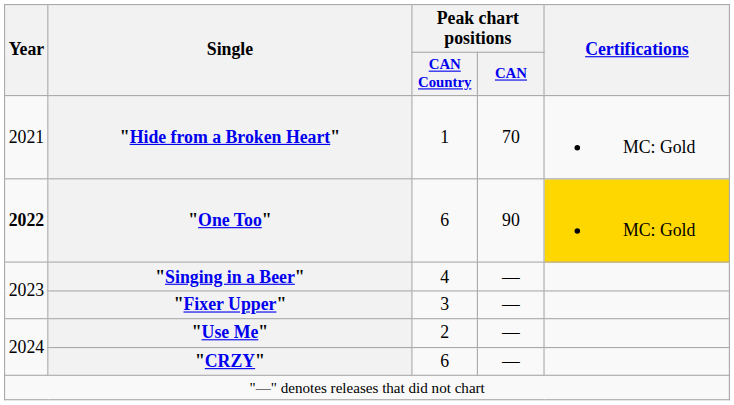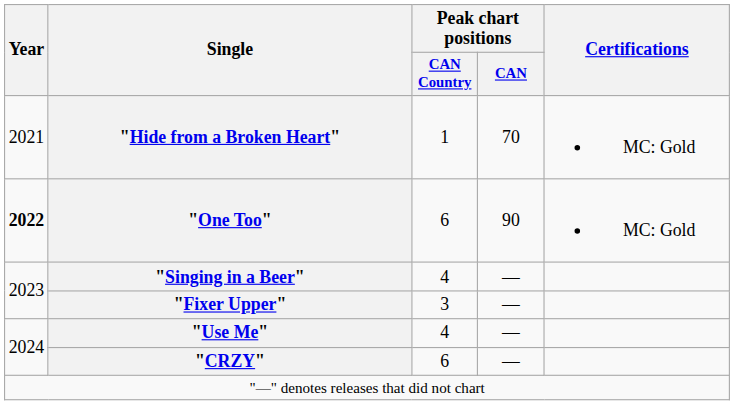(637, 231) gold background -> (637, 231) no background
(445, 332) 2 -> (445, 332) 4
